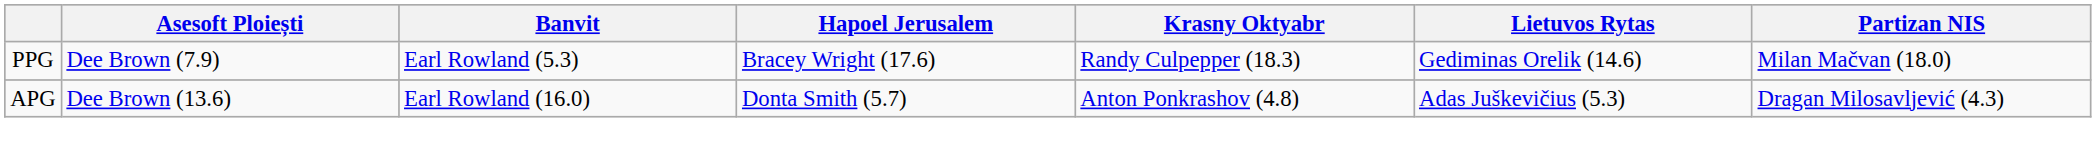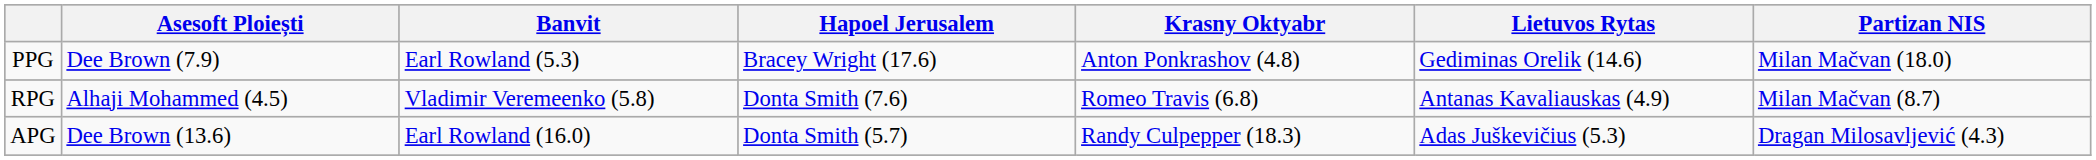(1190, 60) Randy Culpepper (18.3) -> (1190, 60) Anton Ponkrashov (4.8)
+ row: (33, 97)
(1190, 97) Anton Ponkrashov (4.8) -> (1191, 135) Randy Culpepper (18.3)
